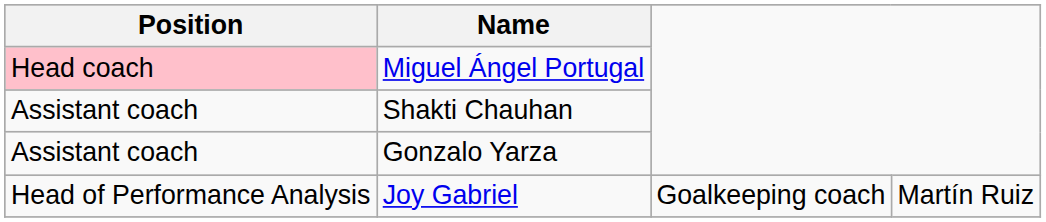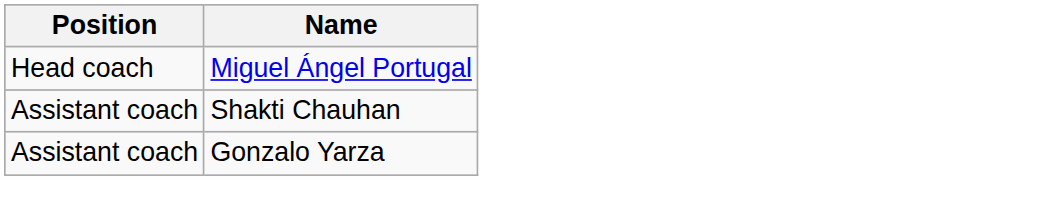(82, 68) pink background -> (82, 68) no background
- row: (450, 195)
